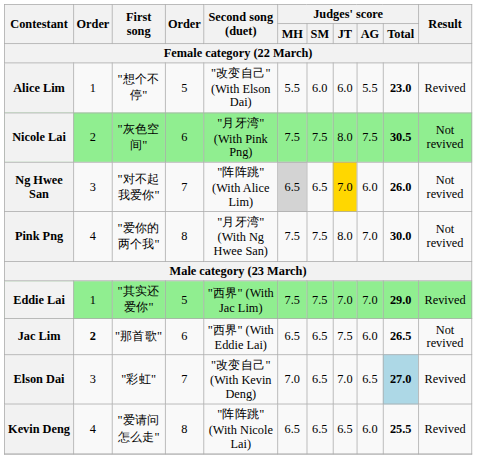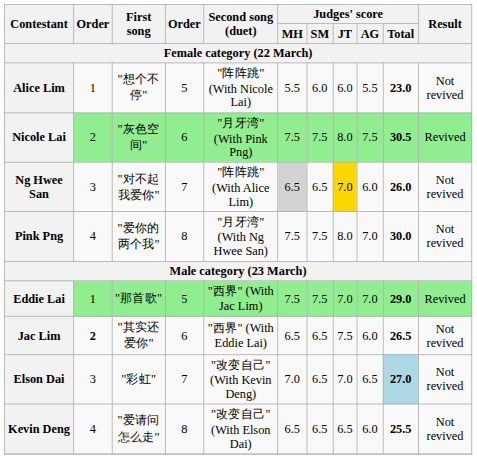(241, 88) "改变自己" (With Elson Dai) -> (241, 88) "阵阵跳" (With Nicole Lai)
(445, 87) Revived -> (445, 87) Not revived
(445, 137) Not revived -> (445, 137) Revived
(139, 299) "其实还爱你" -> (139, 298) "那首歌"
(139, 336) "那首歌" -> (139, 335) "其实还爱你"
(445, 379) Revived -> (445, 379) Not revived
(241, 429) "阵阵跳" (With Nicole Lai) -> (241, 429) "改变自己" (With Elson Dai)
(445, 429) Revived -> (445, 429) Not revived
